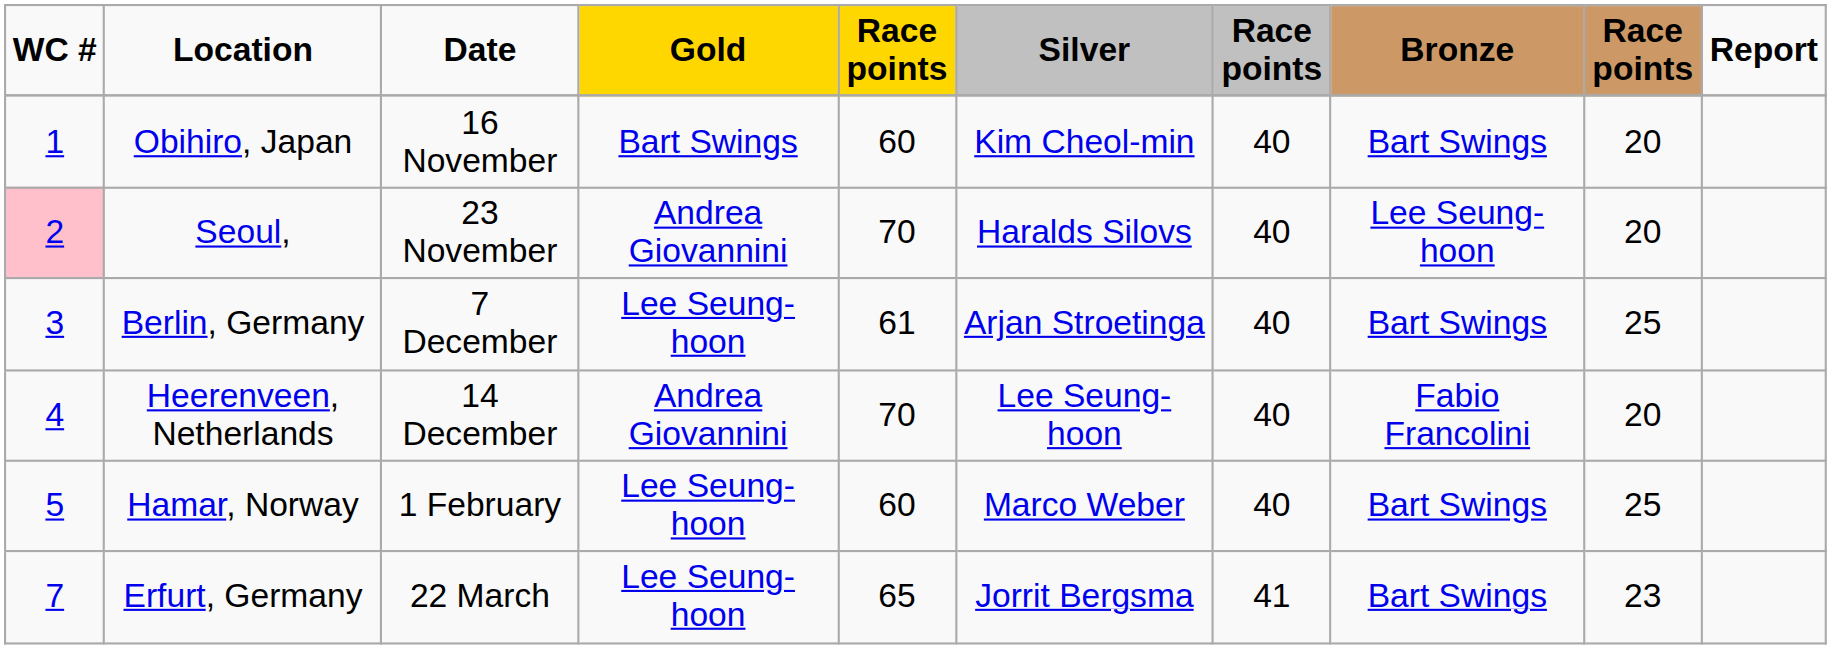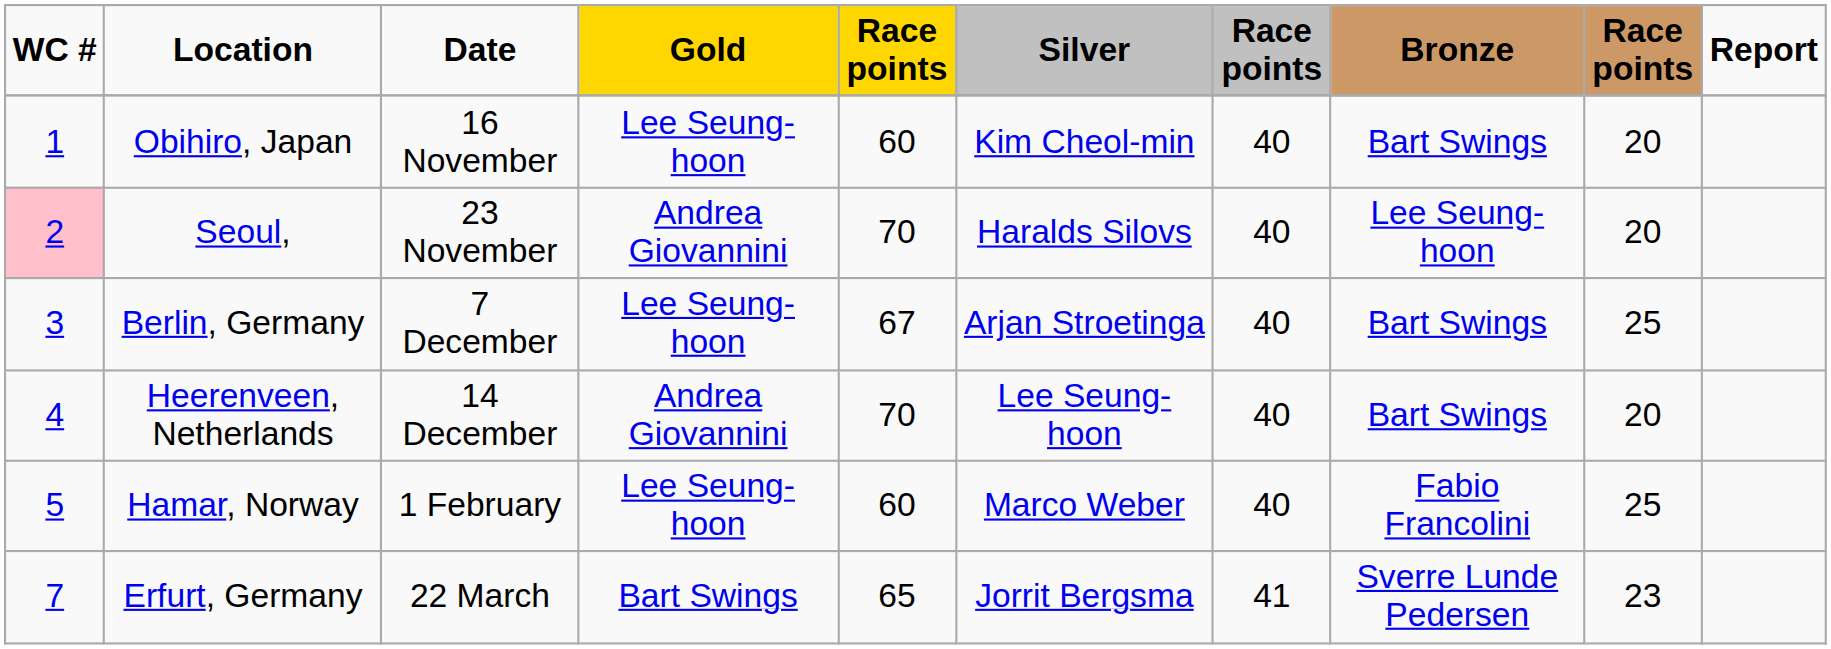(708, 141) Bart Swings -> (708, 141) Lee Seung-hoon
(897, 323) 61 -> (897, 323) 67
(1457, 414) Fabio Francolini -> (1457, 414) Bart Swings
(1457, 505) Bart Swings -> (1457, 505) Fabio Francolini
(708, 596) Lee Seung-hoon -> (708, 596) Bart Swings
(1457, 596) Bart Swings -> (1457, 596) Sverre Lunde Pedersen
